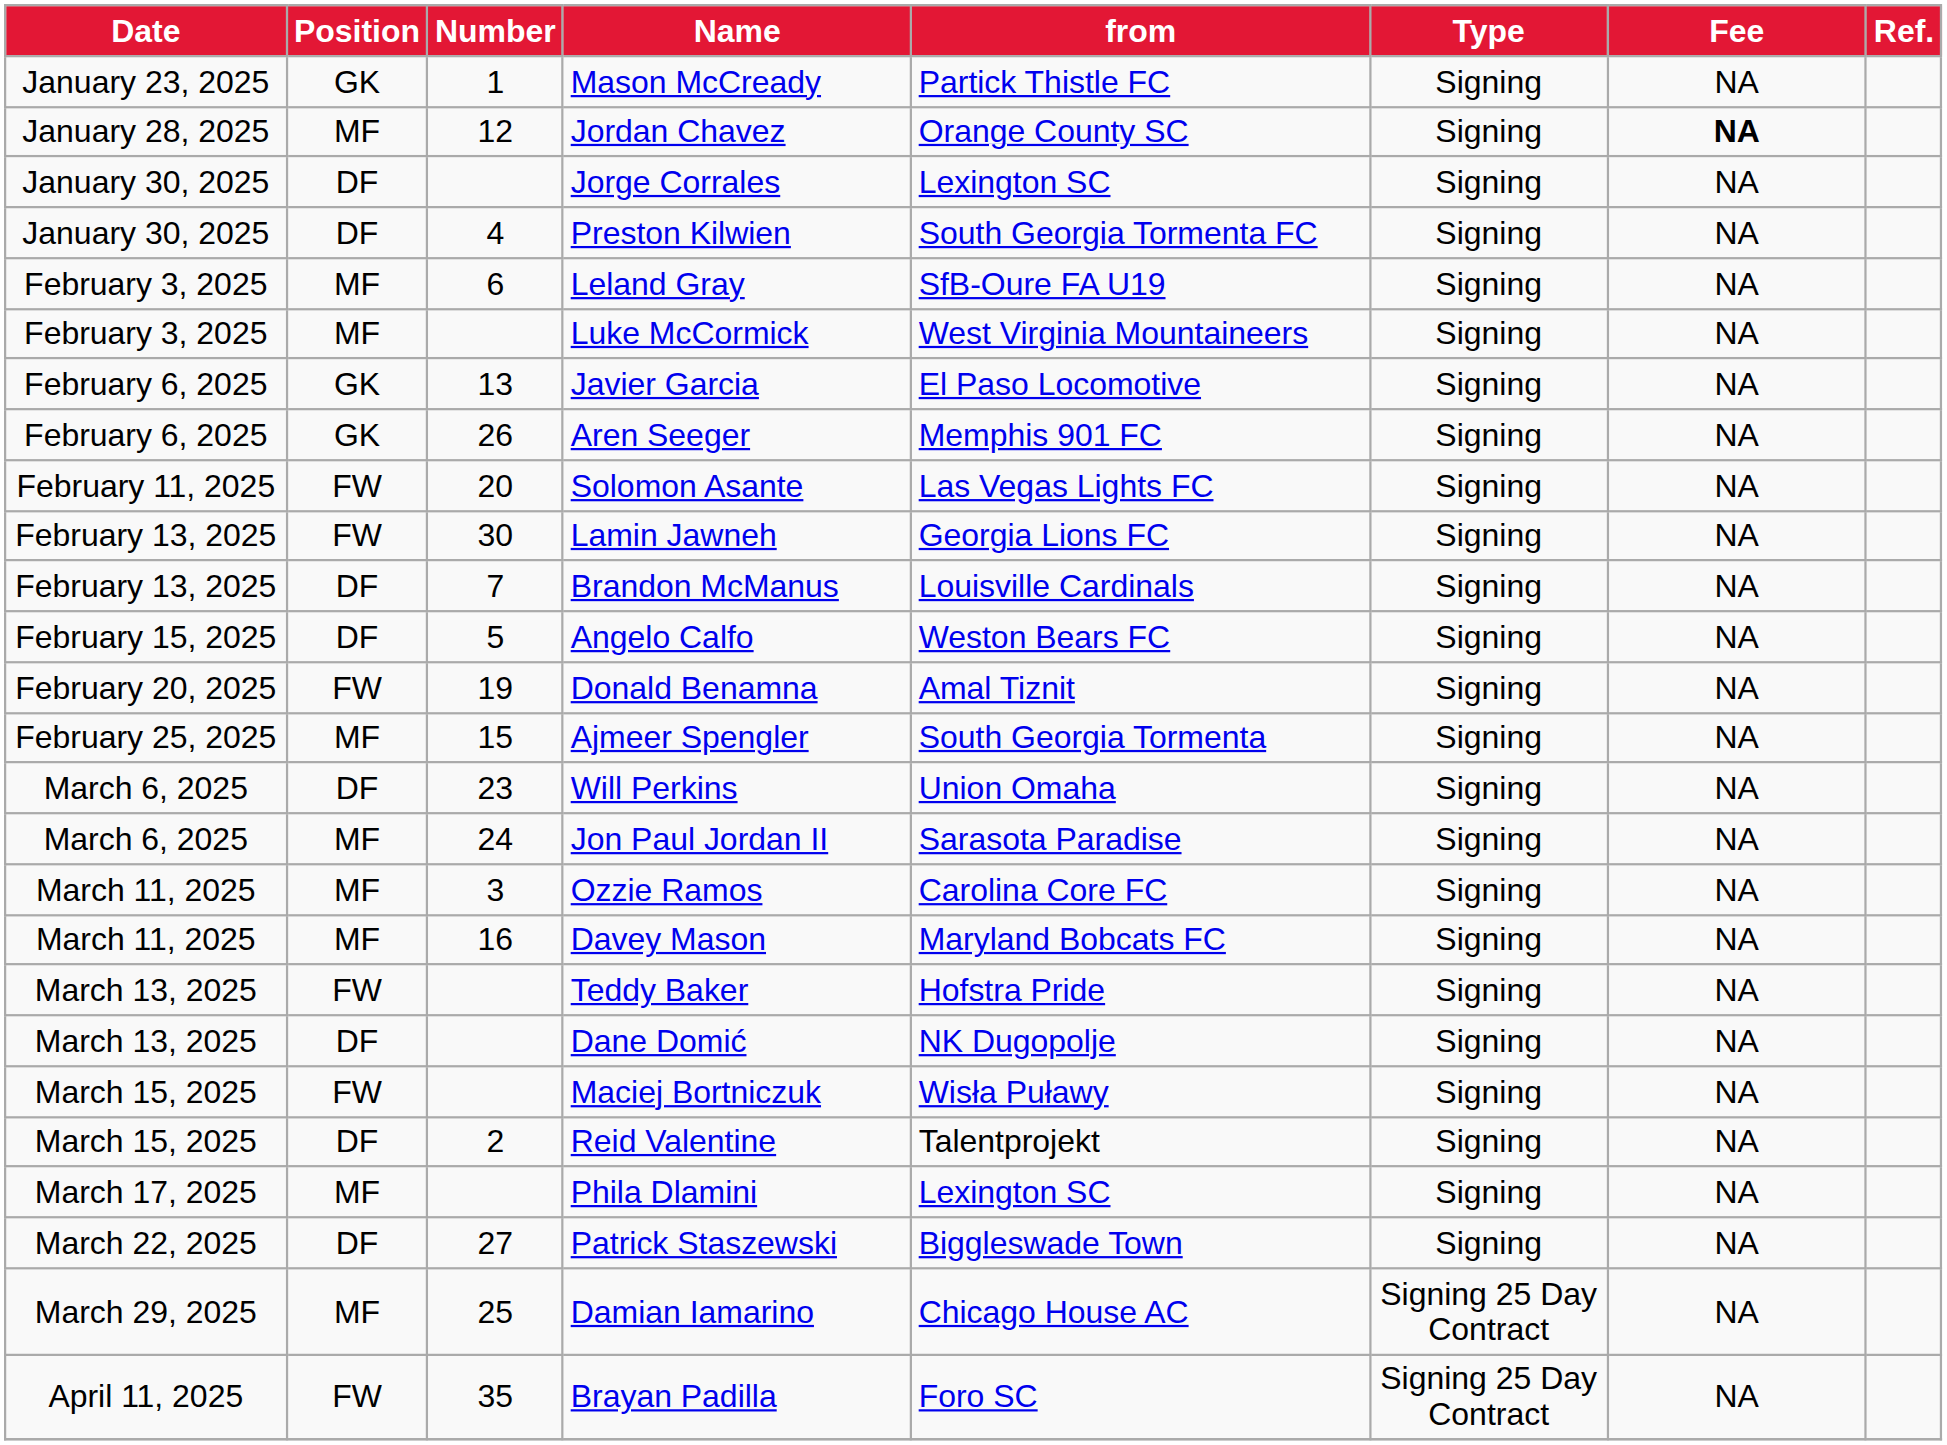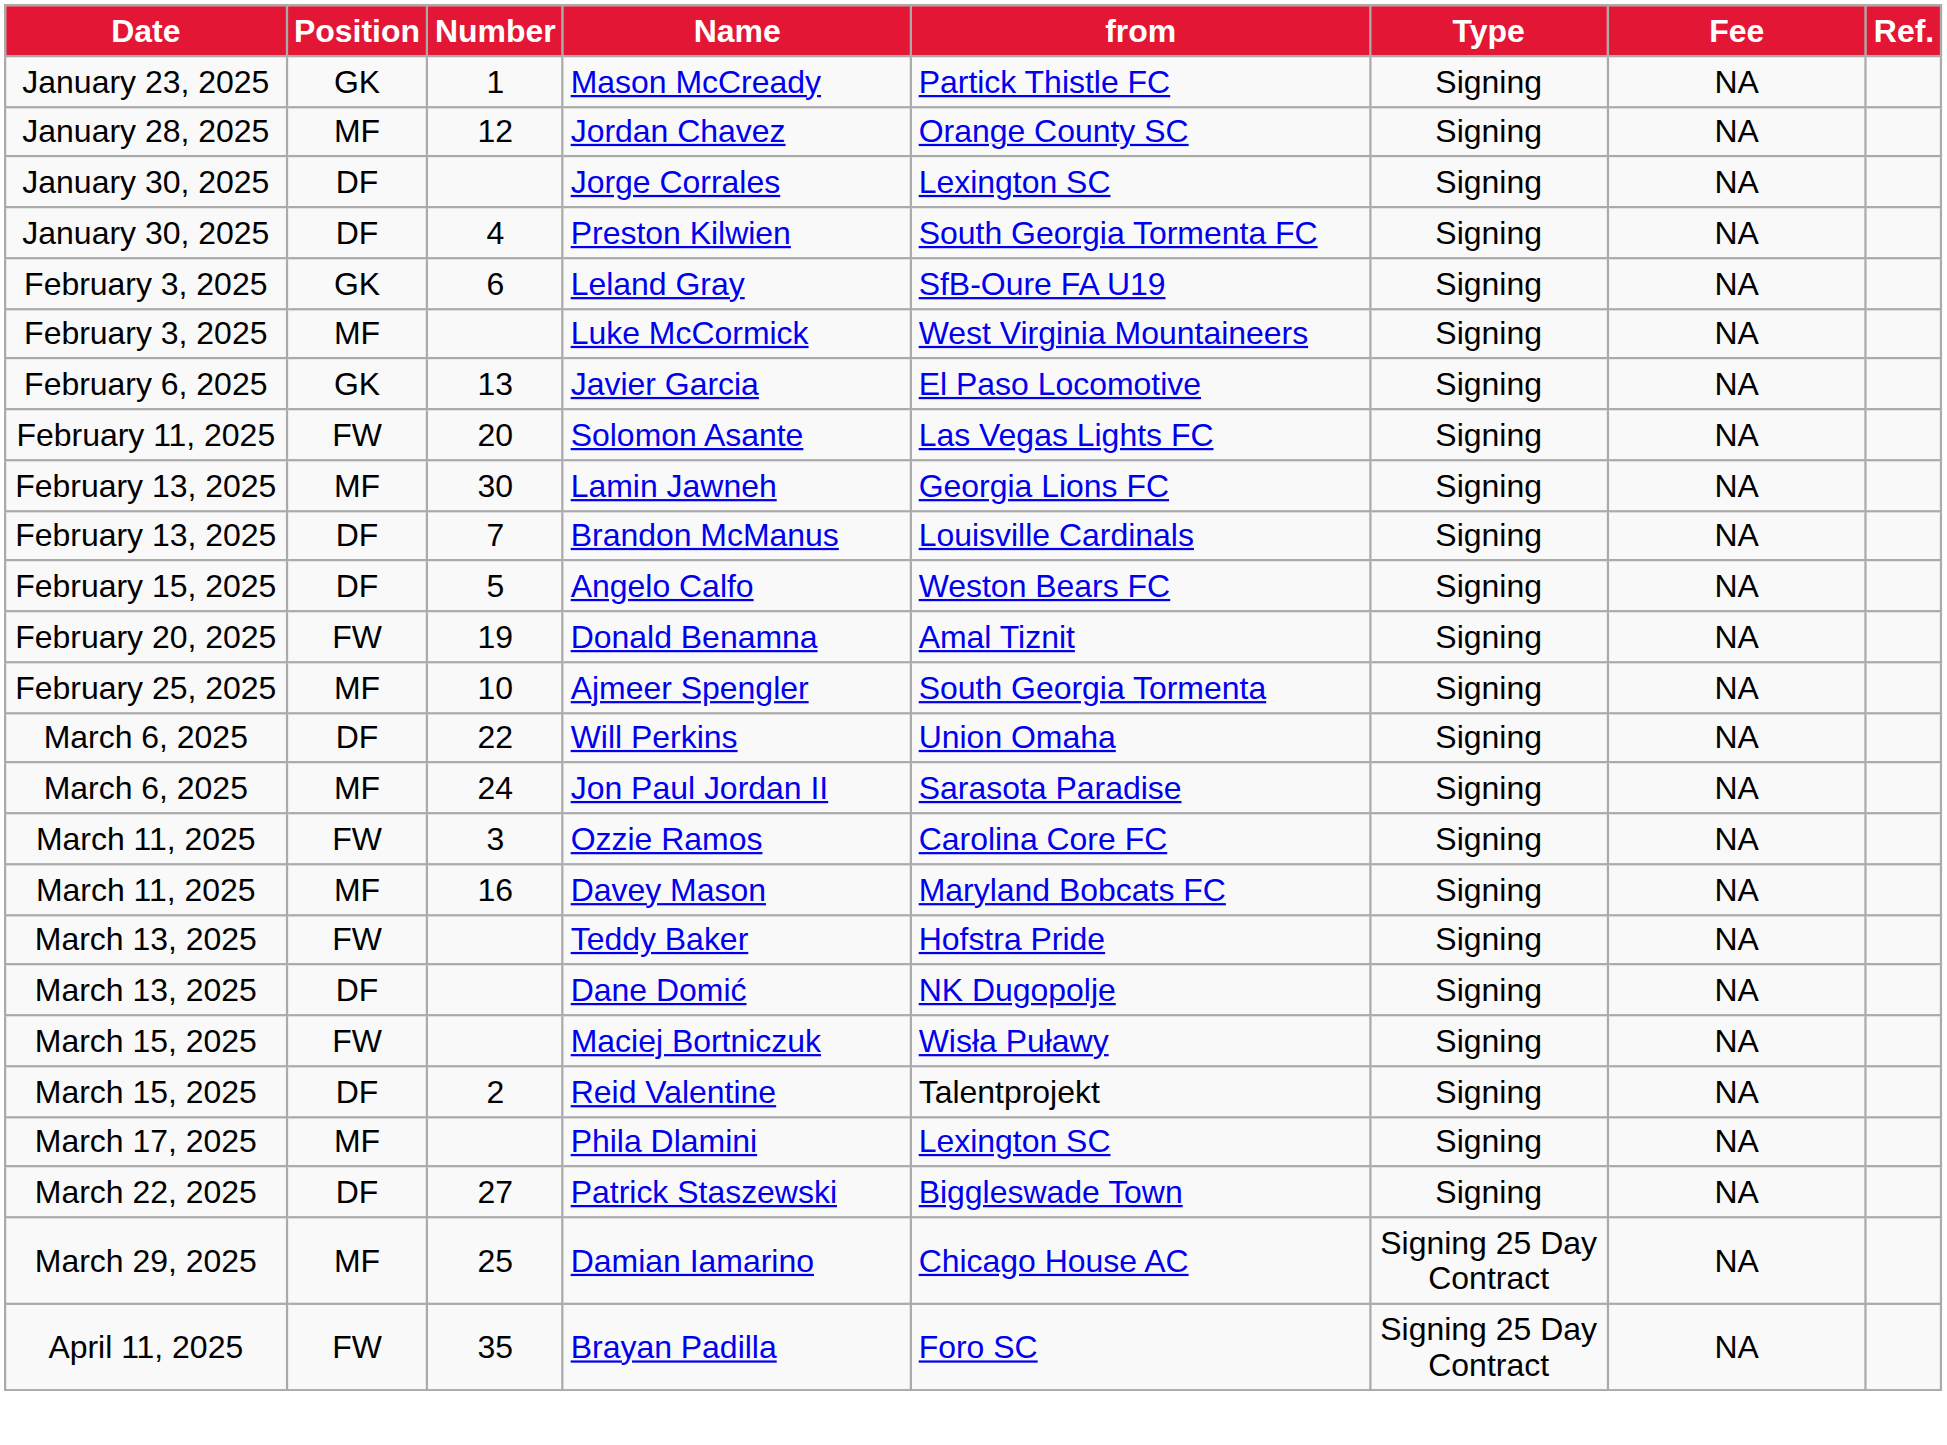(1737, 132) bold -> (1737, 132) normal
(357, 283) MF -> (357, 283) GK
- row: (660, 435)
(357, 536) FW -> (357, 485) MF
(495, 738) 15 -> (495, 687) 10
(495, 788) 23 -> (495, 738) 22
(357, 889) MF -> (357, 839) FW
